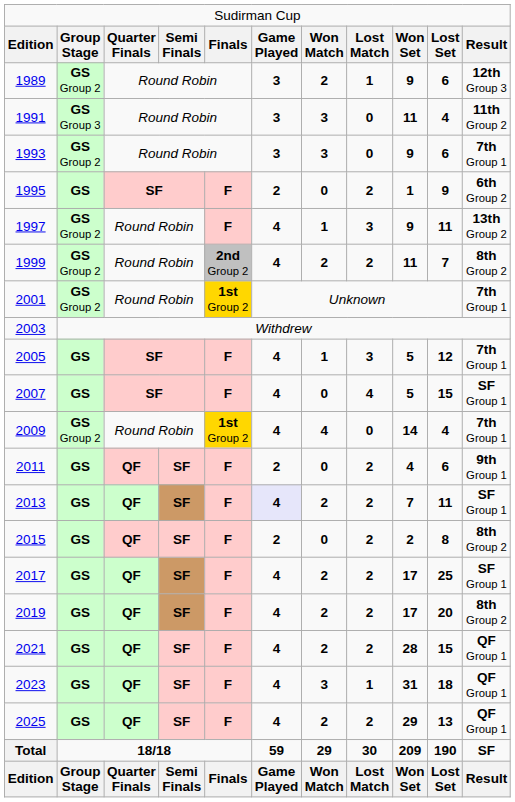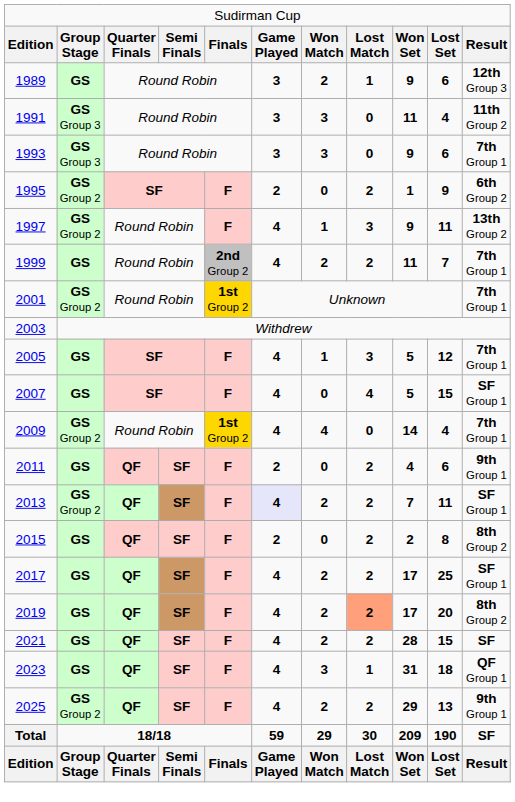(80, 81) GS Group 2 -> (80, 81) GS
(80, 154) GS Group 2 -> (80, 154) GS Group 3
(80, 190) GS -> (80, 190) GS Group 2
(80, 263) GS Group 2 -> (80, 263) GS
(486, 263) 8th Group 2 -> (486, 263) 7th Group 1
(80, 503) GS -> (80, 503) GS Group 2
(370, 612) no background -> (370, 612) lightsalmon background
(486, 649) QF Group 1 -> (486, 641) SF
(80, 721) GS -> (80, 706) GS Group 2
(486, 721) QF Group 1 -> (486, 706) 9th Group 1
